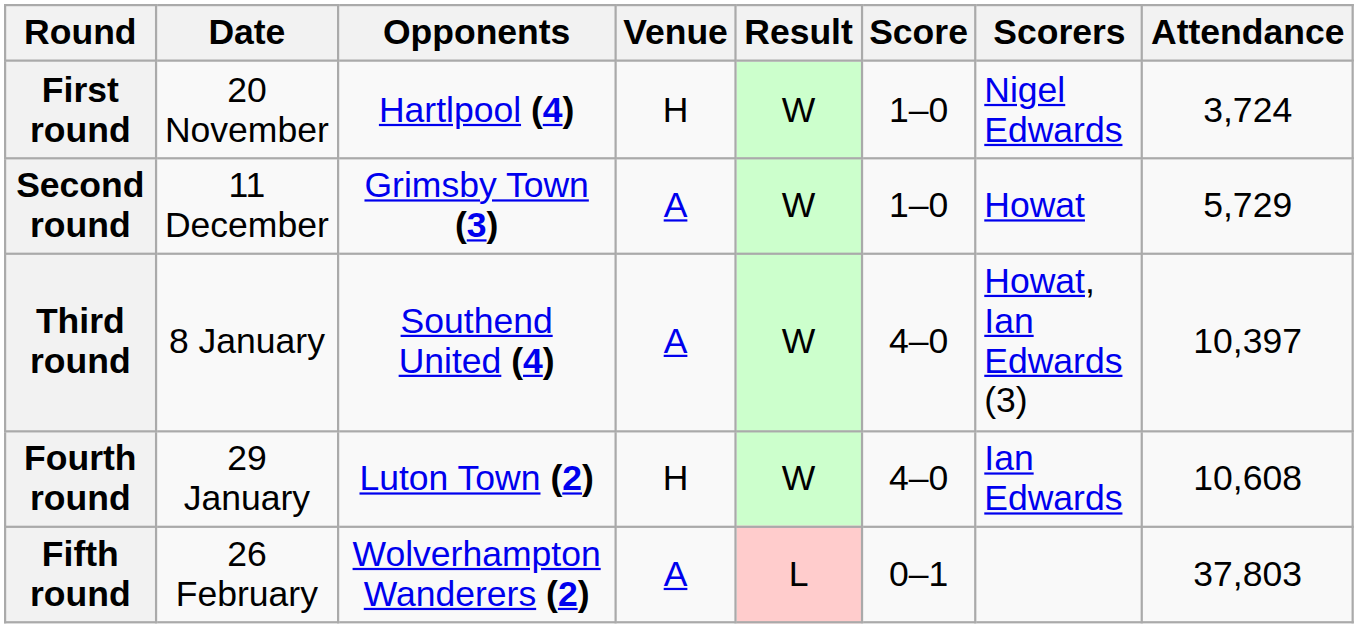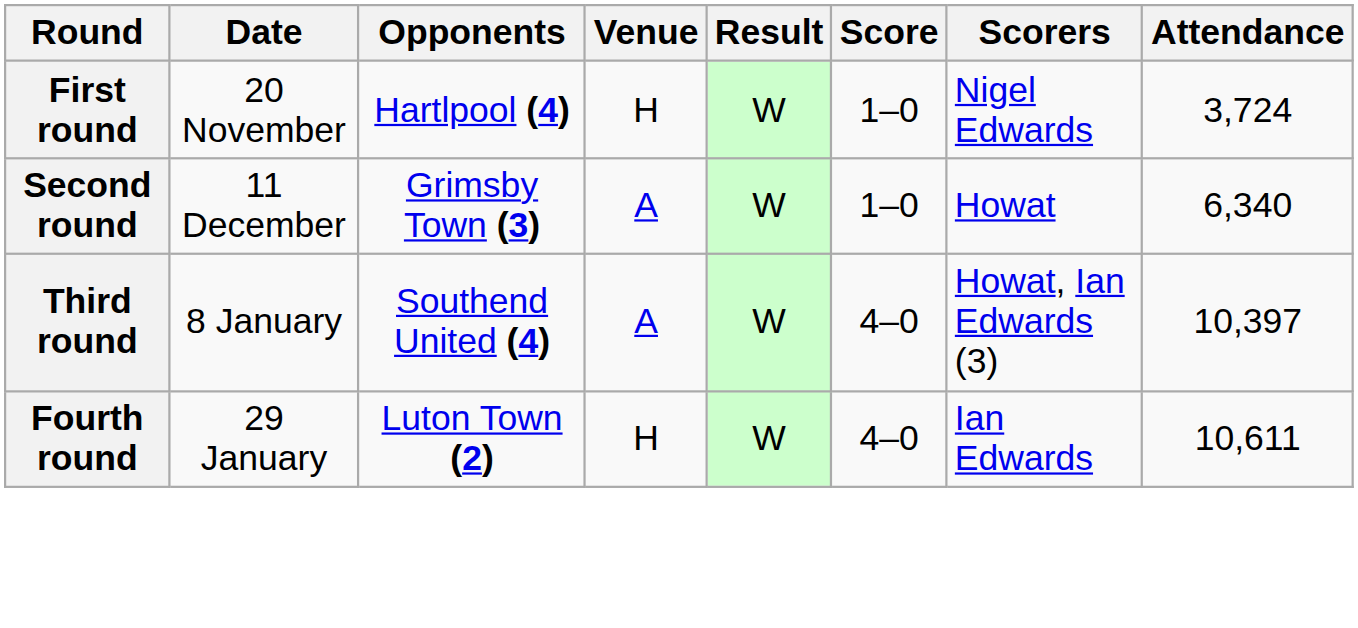(1248, 205) 5,729 -> (1248, 205) 6,340
(1248, 477) 10,608 -> (1248, 437) 10,611
- row: (80, 574)
